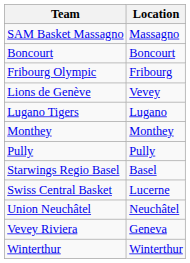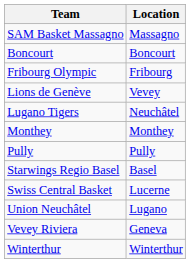(148, 111) Lugano -> (154, 111) Neuchâtel
(154, 209) Neuchâtel -> (148, 209) Lugano
